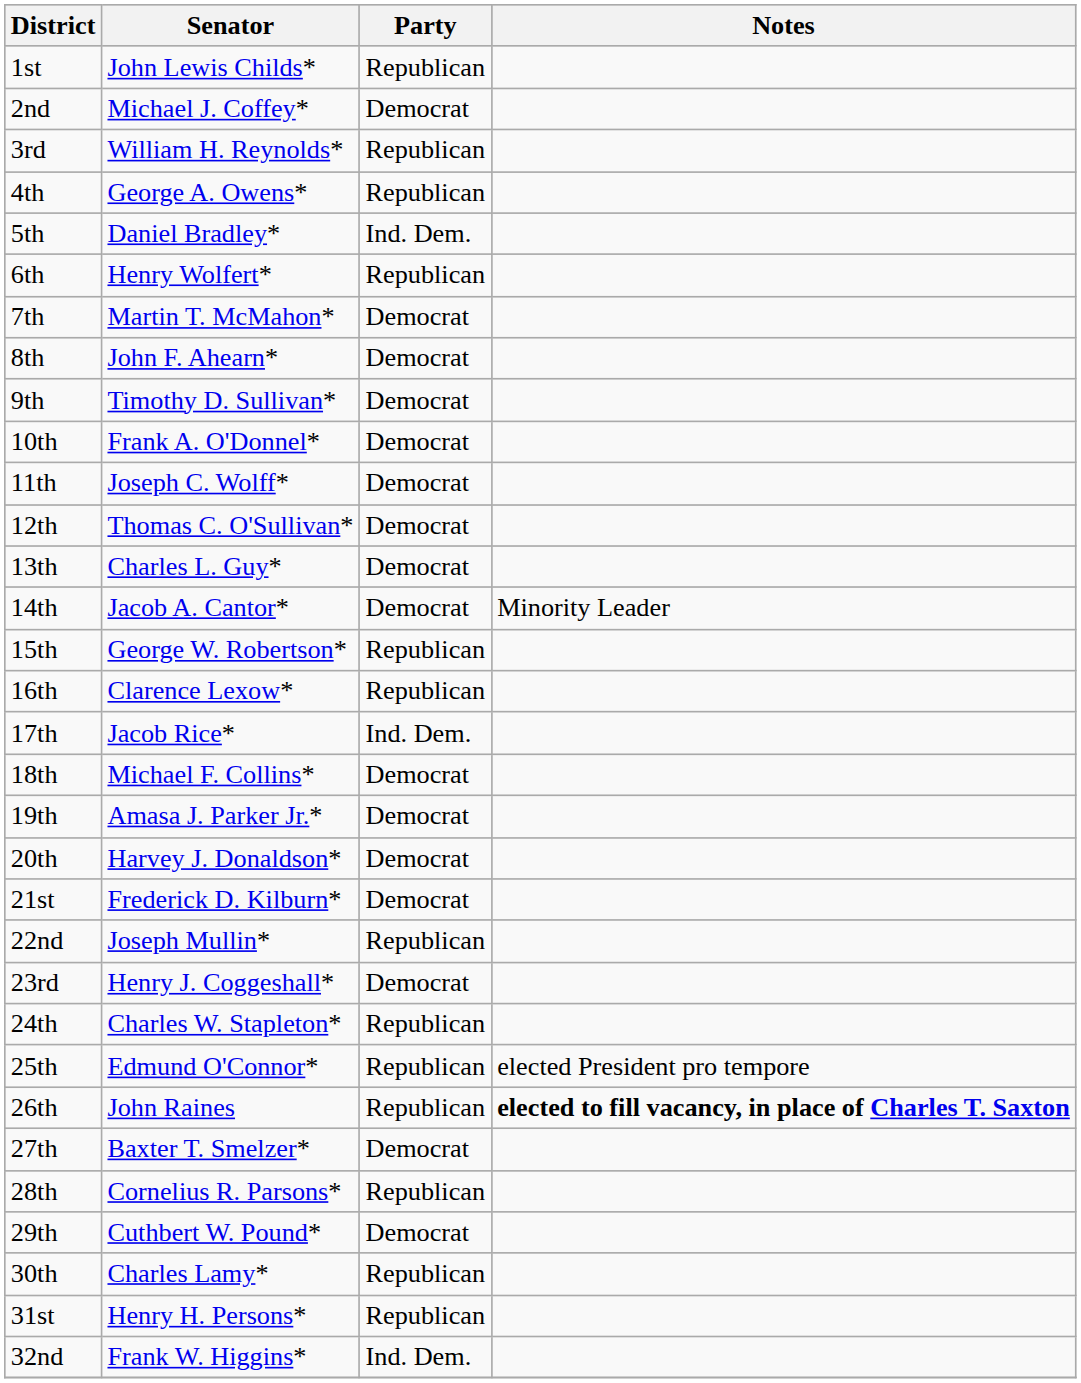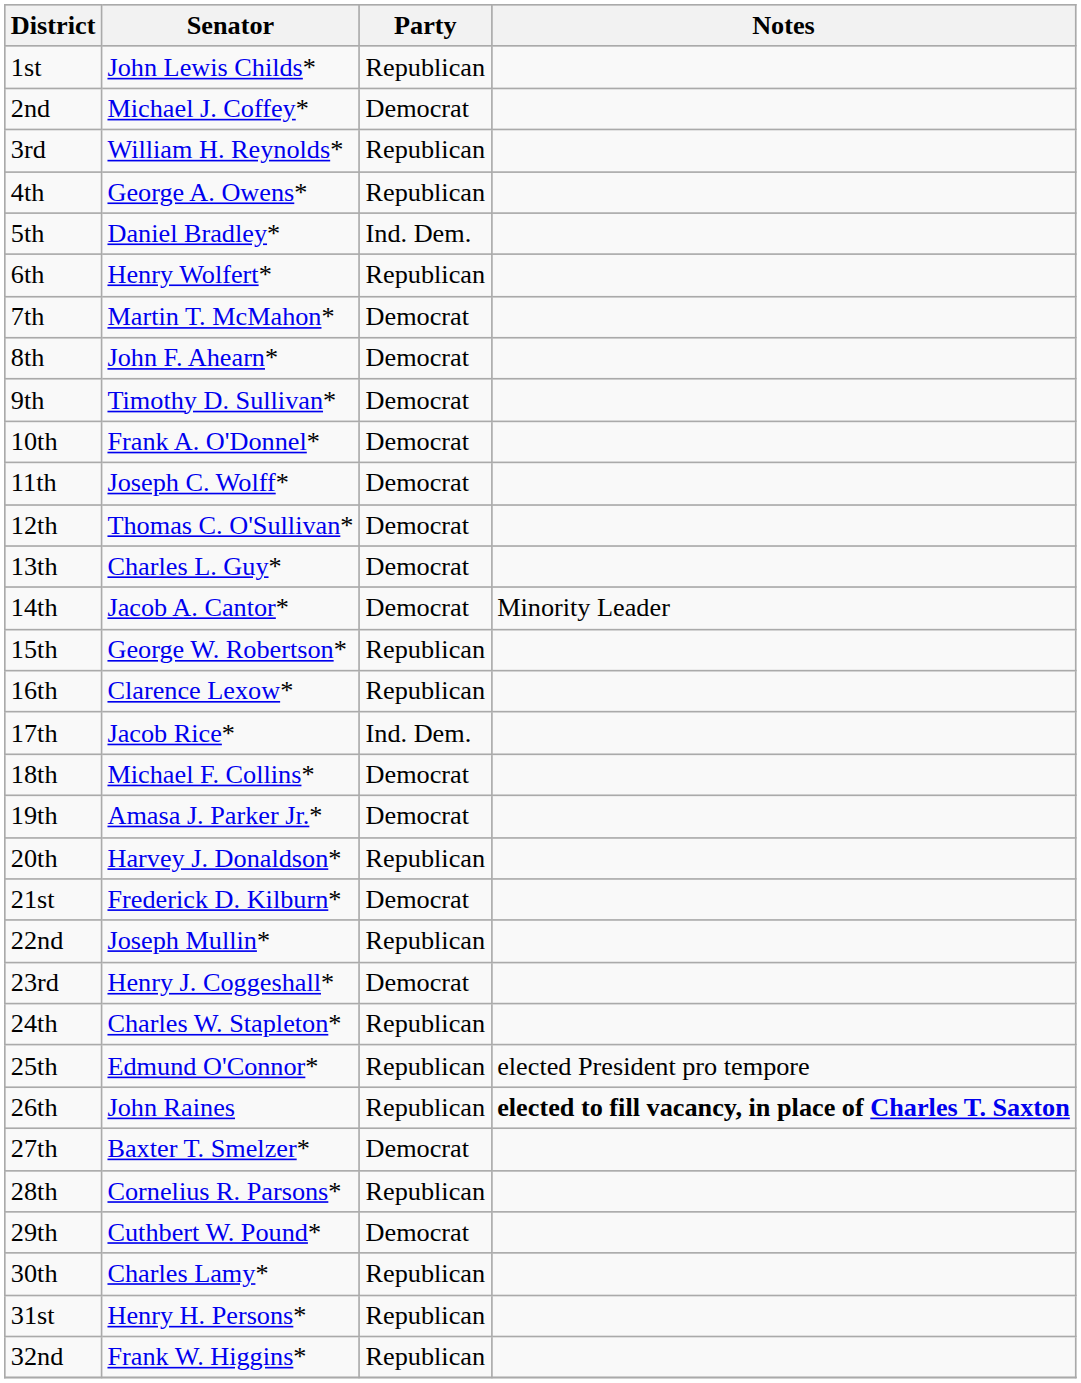(417, 857) Democrat -> (425, 857) Republican
(418, 1356) Ind. Dem. -> (425, 1356) Republican
